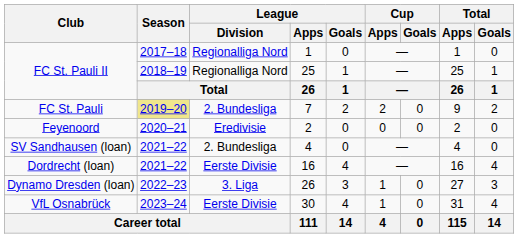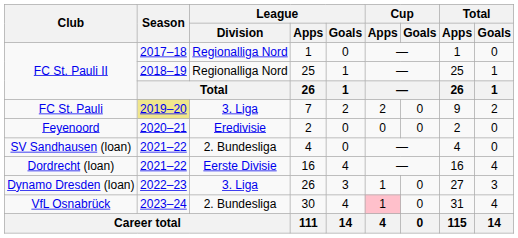(240, 109) 2. Bundesliga -> (240, 109) 3. Liga
(240, 204) Eerste Divisie -> (240, 204) 2. Bundesliga
(383, 204) no background -> (383, 204) pink background
